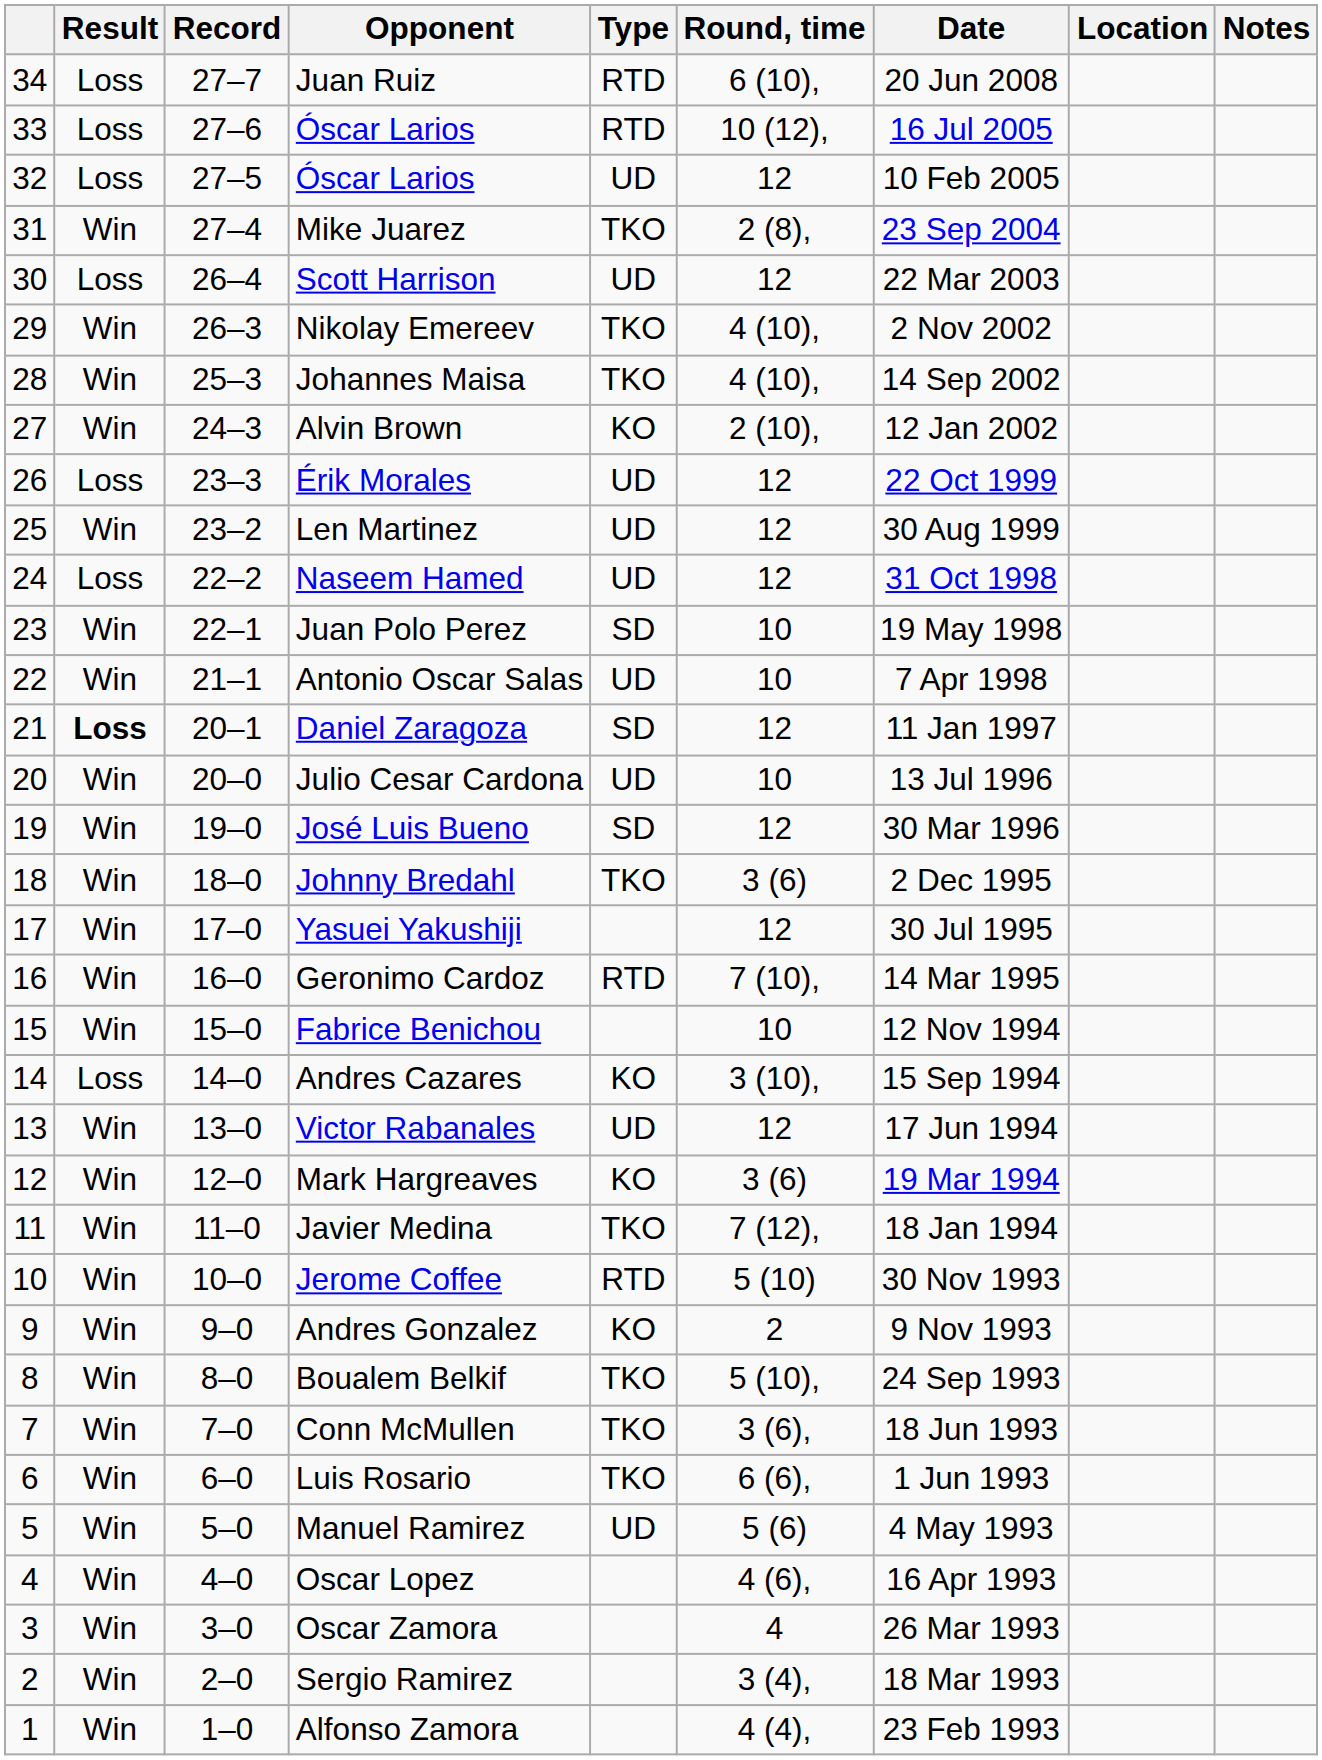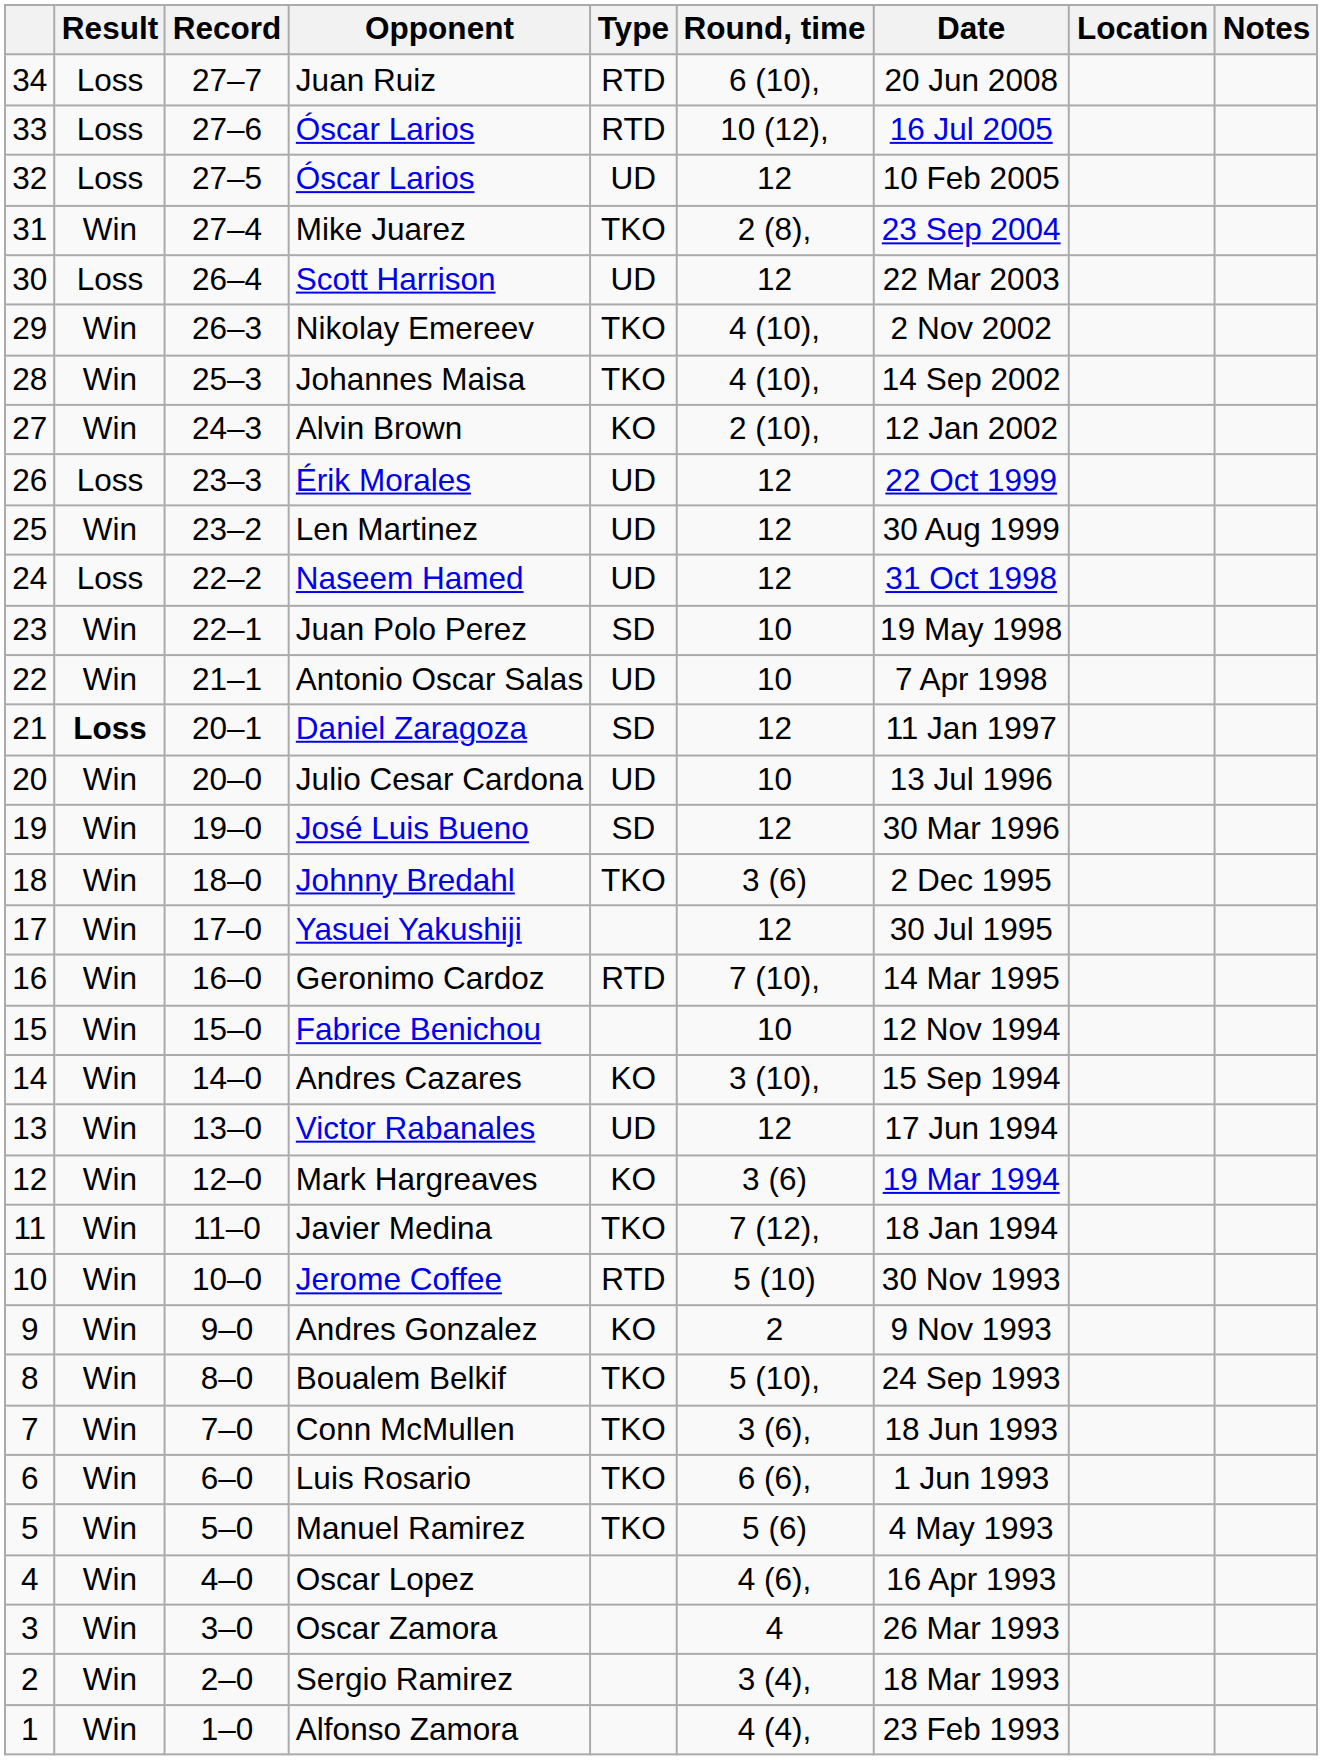(110, 1079) Loss -> (110, 1079) Win
(633, 1529) UD -> (633, 1529) TKO
